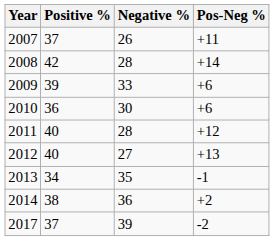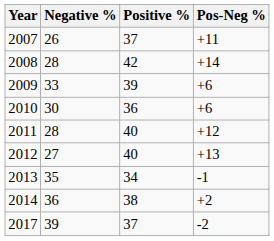columns swapped: (78, 16) <-> (154, 16)
